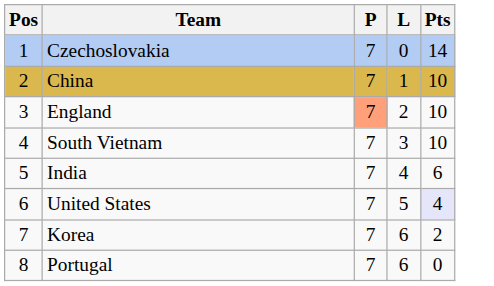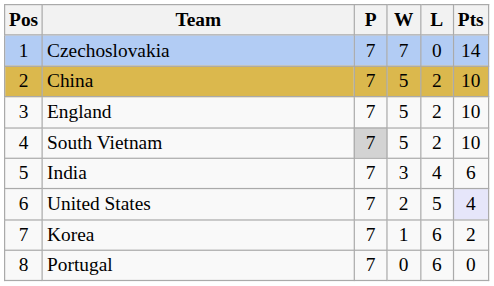+ column: (404, 19)
(404, 81) 1 -> (437, 81) 2
(371, 111) lightsalmon background -> (371, 111) no background
(371, 142) no background -> (371, 142) lightgrey background
(404, 142) 3 -> (437, 142) 2
